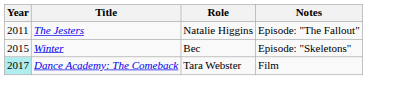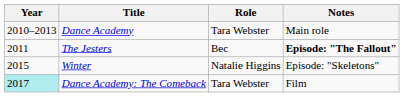+ row: (98, 30)
(218, 30) Natalie Higgins -> (220, 48) Bec
(309, 30) normal -> (341, 48) bold
(192, 48) Bec -> (246, 65) Natalie Higgins
